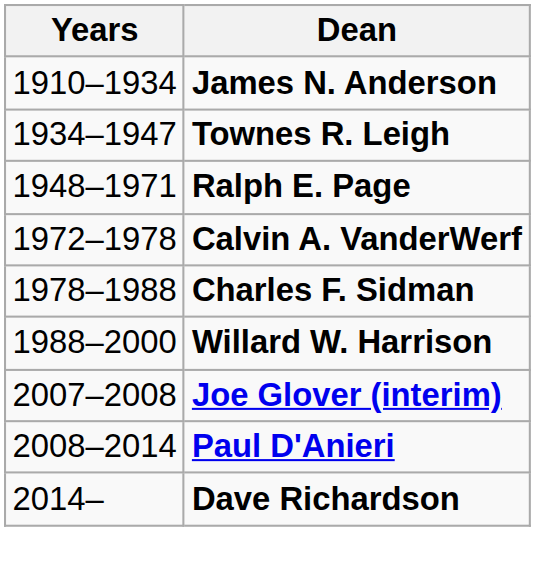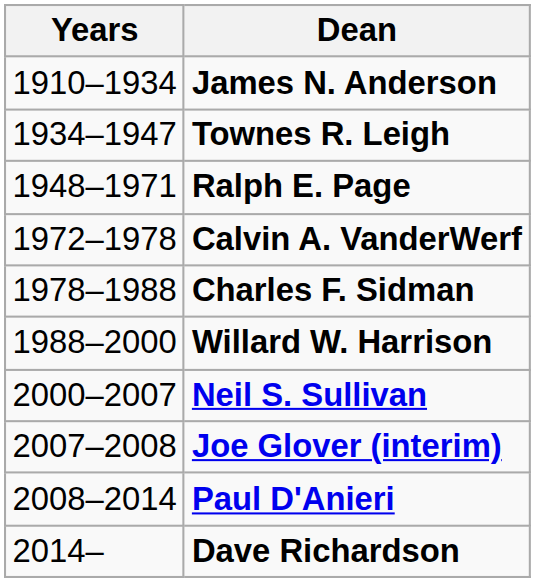+ row: (309, 394)
